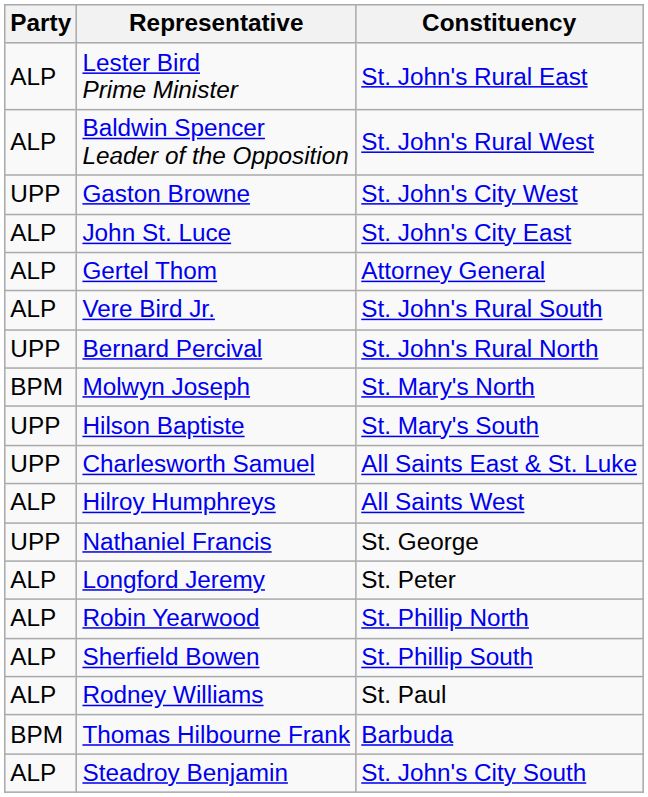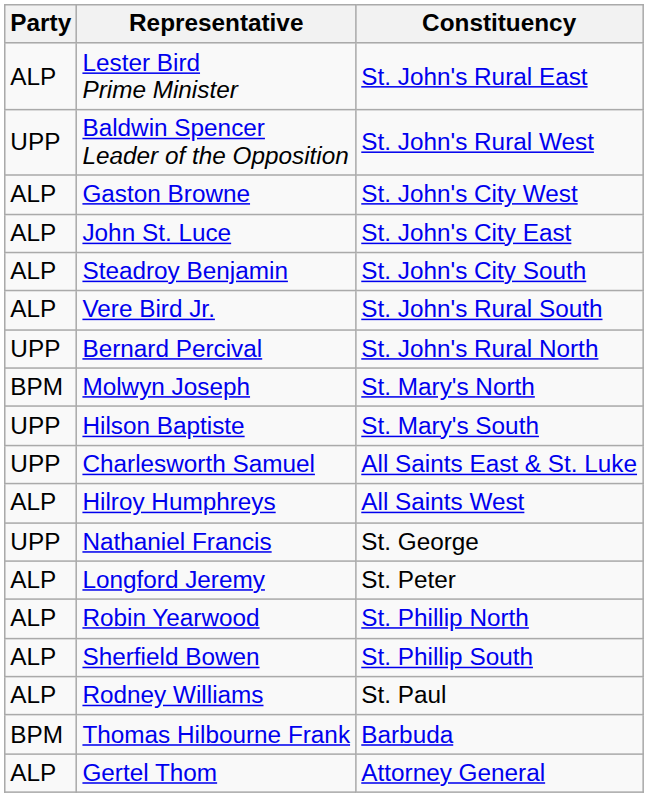(33, 141) ALP -> (35, 141) UPP
(35, 194) UPP -> (33, 194) ALP
rows swapped: (185, 772) <-> (150, 271)
